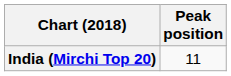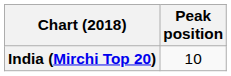(193, 58) 11 -> (193, 58) 10
